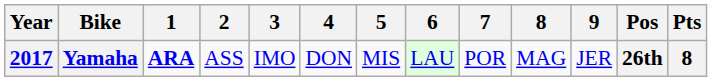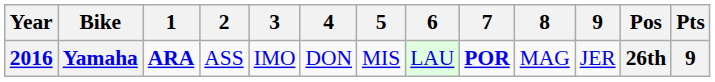(31, 57) 2017 -> (31, 57) 2016
(485, 57) normal -> (487, 57) bold
(687, 57) 8 -> (690, 57) 9
